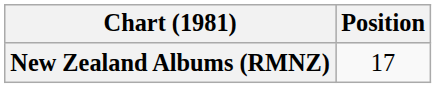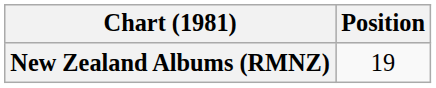(383, 62) 17 -> (383, 62) 19
